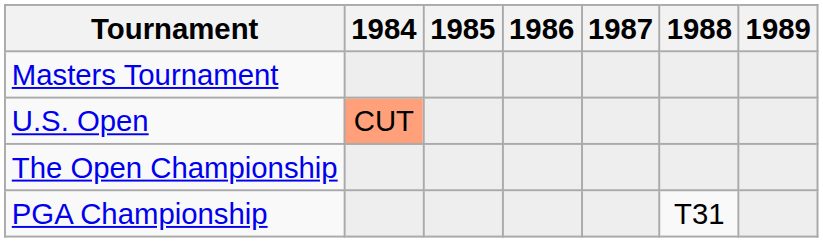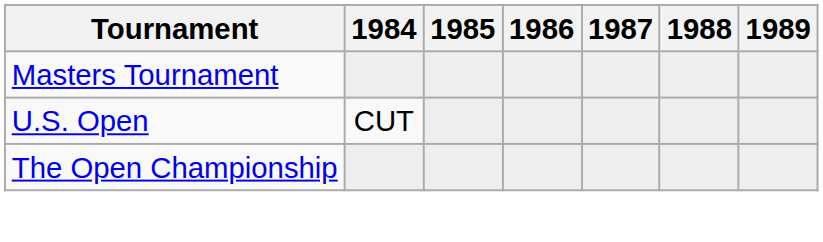(384, 121) lightsalmon background -> (384, 121) no background
- row: (140, 214)
